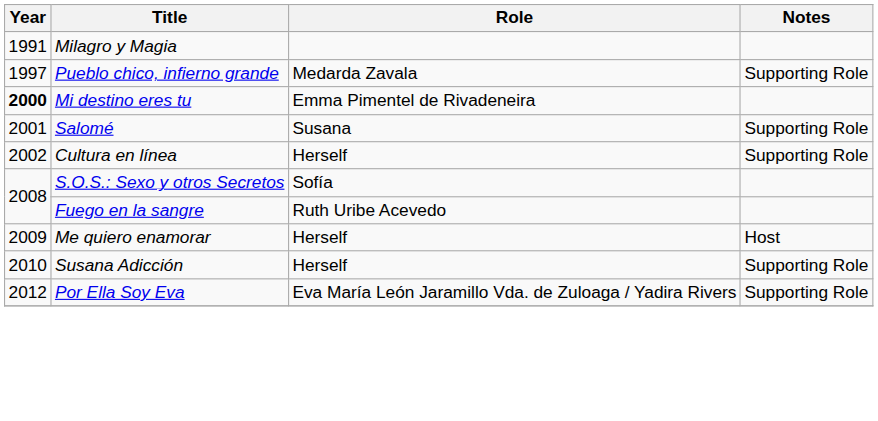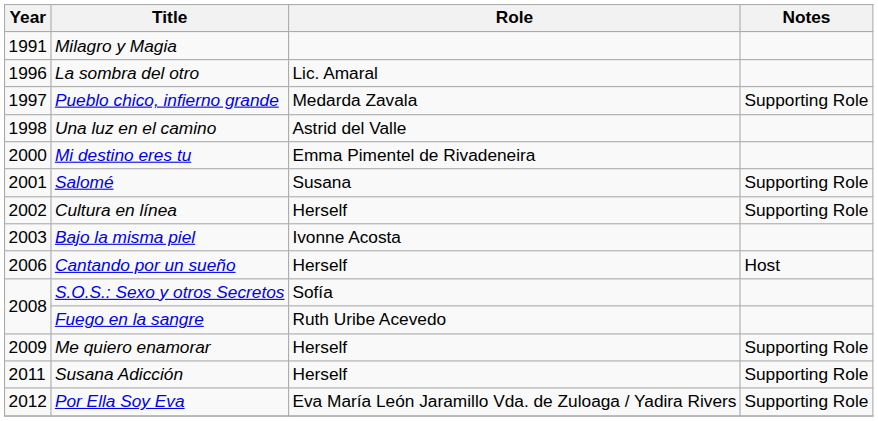+ row: (127, 73)
+ row: (136, 127)
(28, 100) bold -> (28, 155) normal
+ row: (125, 237)
+ row: (145, 264)
(762, 237) Host -> (806, 347) Supporting Role
(28, 264) 2010 -> (27, 374) 2011
